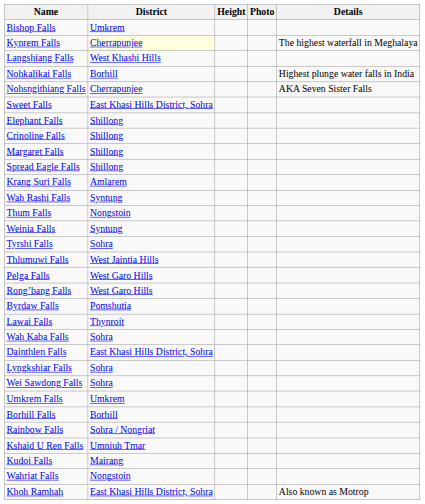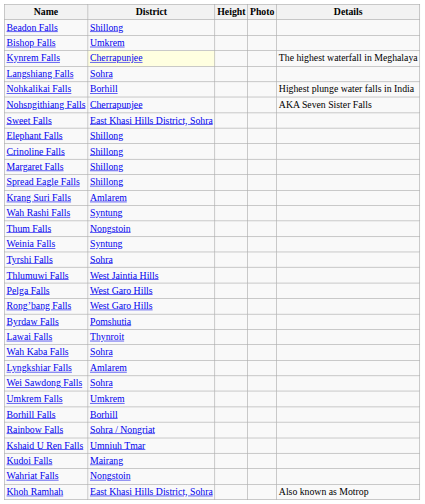+ row: (32, 27)
(125, 58) West Khashi Hills -> (101, 74) Sohra
- row: (37, 352)
(101, 368) Sohra -> (108, 368) Amlarem
